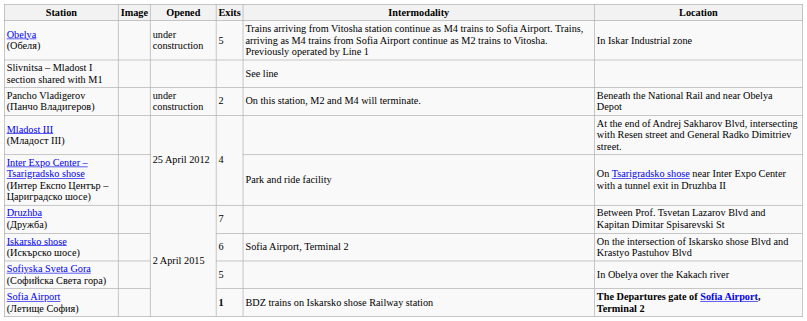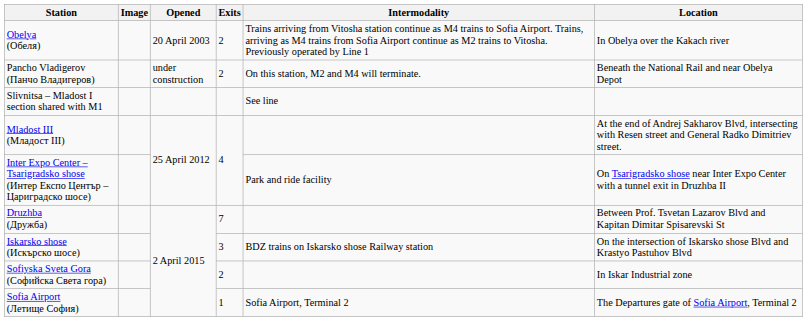(178, 40) under construction -> (181, 40) 20 April 2003
(221, 40) 5 -> (221, 40) 2
(644, 40) In Iskar Industrial zone -> (663, 40) In Obelya over the Kakach river
rows swapped: (51, 101) <-> (55, 73)
(221, 247) 6 -> (221, 247) 3
(297, 247) Sofia Airport, Terminal 2 -> (339, 247) BDZ trains on Iskarsko shose Railway station
(221, 275) 5 -> (221, 275) 2
(663, 275) In Obelya over the Kakach river -> (644, 275) In Iskar Industrial zone
(221, 302) bold -> (221, 302) normal
(339, 302) BDZ trains on Iskarsko shose Railway station -> (297, 302) Sofia Airport, Terminal 2
(679, 302) bold -> (697, 302) normal
